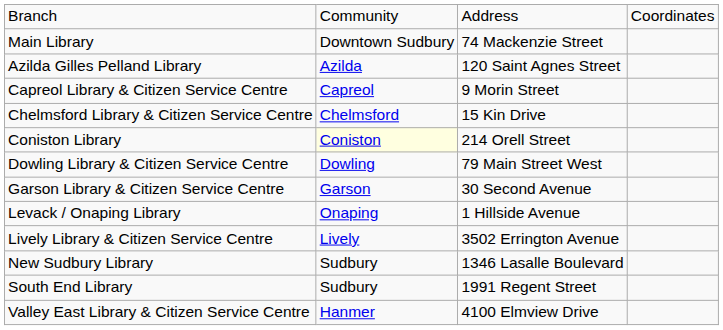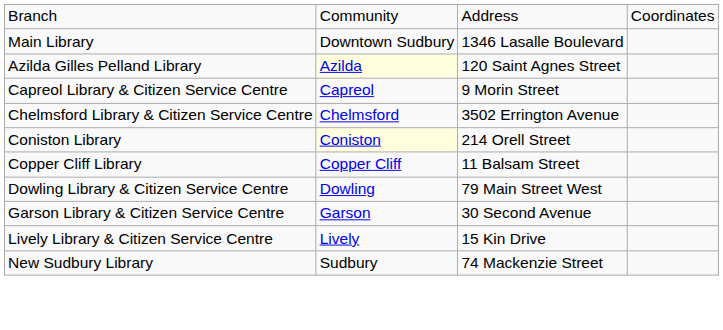(532, 41) 74 Mackenzie Street -> (543, 41) 1346 Lasalle Boulevard
(341, 66) no background -> (341, 66) lightyellow background
(504, 115) 15 Kin Drive -> (540, 115) 3502 Errington Avenue
+ row: (75, 164)
- row: (94, 213)
(540, 238) 3502 Errington Avenue -> (504, 238) 15 Kin Drive
(543, 262) 1346 Lasalle Boulevard -> (532, 262) 74 Mackenzie Street
- row: (70, 287)
- row: (159, 312)
